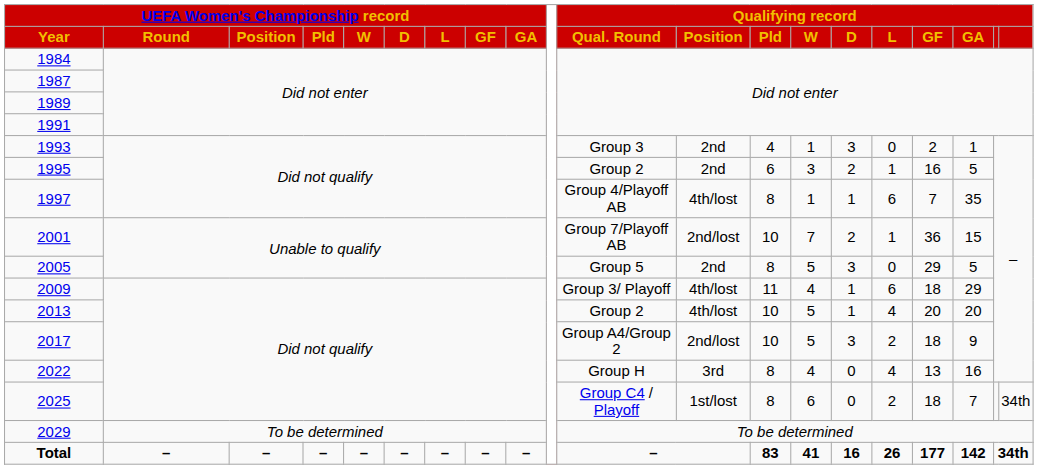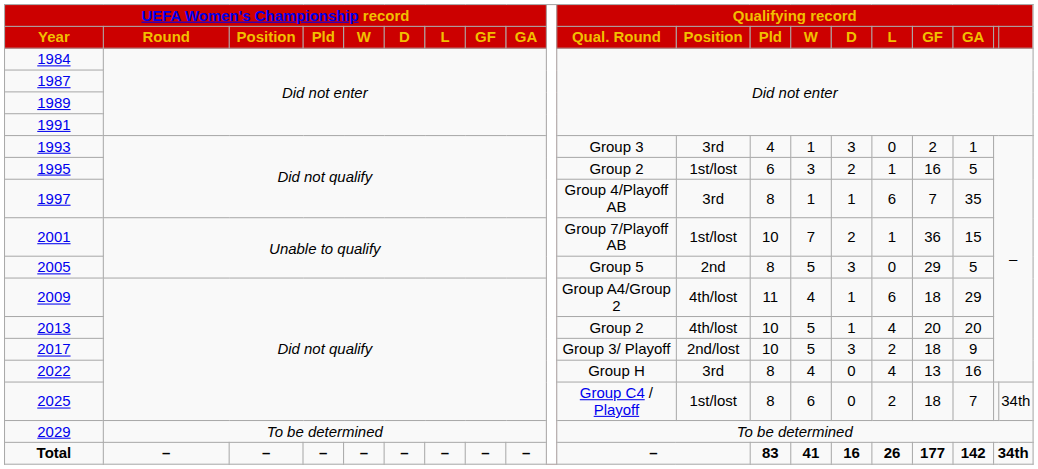(713, 146) 2nd -> (713, 146) 3rd
(713, 168) 2nd -> (713, 168) 1st/lost
(713, 198) 4th/lost -> (713, 198) 3rd
(713, 237) 2nd/lost -> (713, 237) 1st/lost
(616, 289) Group 3/ Playoff -> (616, 297) Group A4/Group 2
(616, 341) Group A4/Group 2 -> (616, 349) Group 3/ Playoff
